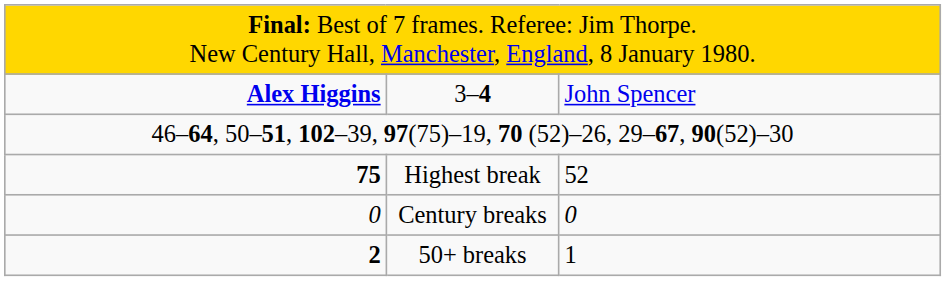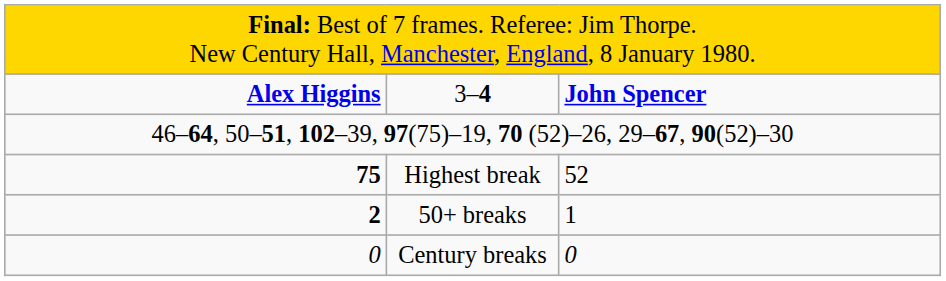(630, 94) normal -> (635, 94) bold
rows swapped: (473, 215) <-> (473, 255)
